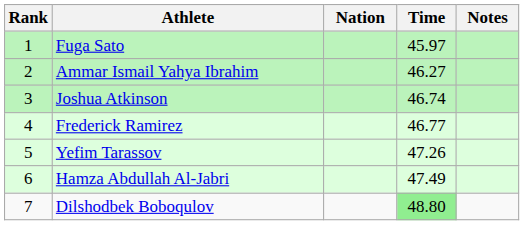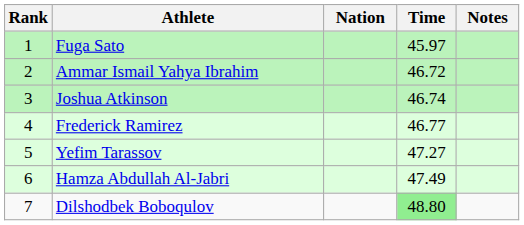(427, 71) 46.27 -> (427, 71) 46.72
(427, 152) 47.26 -> (427, 152) 47.27
